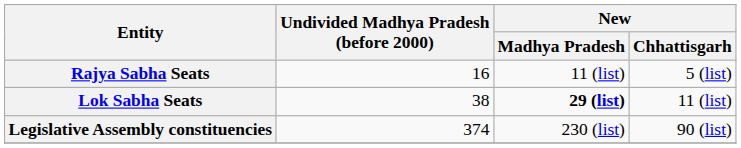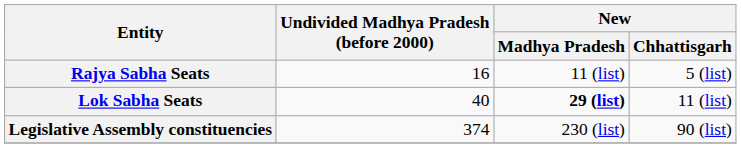(481, 101) 38 -> (481, 101) 40
